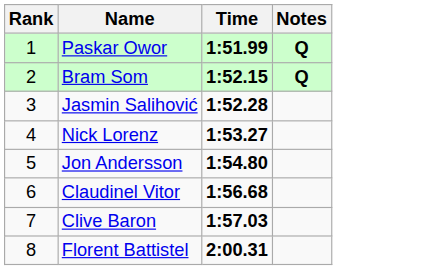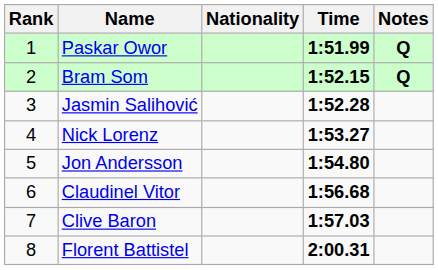+ column: (253, 18)
